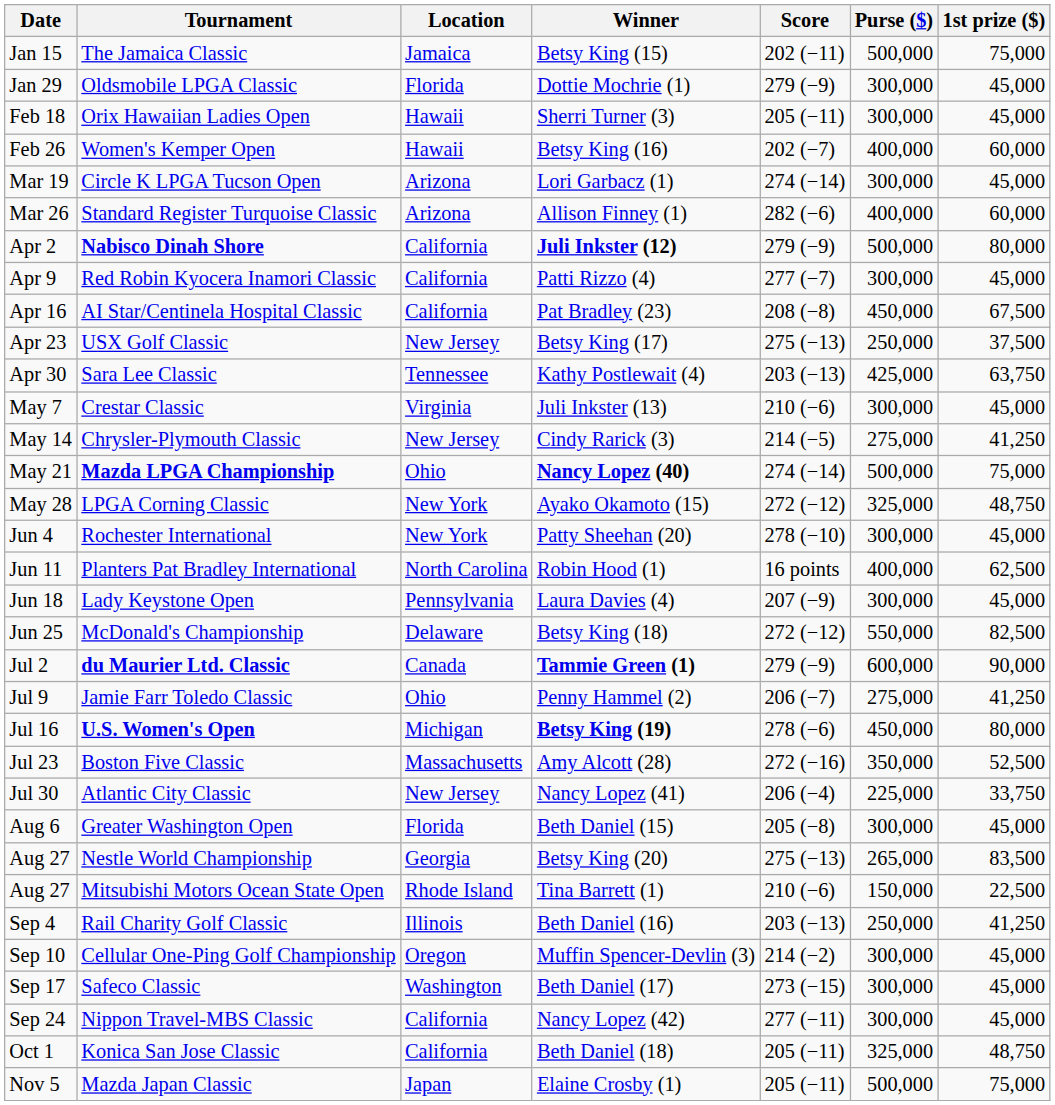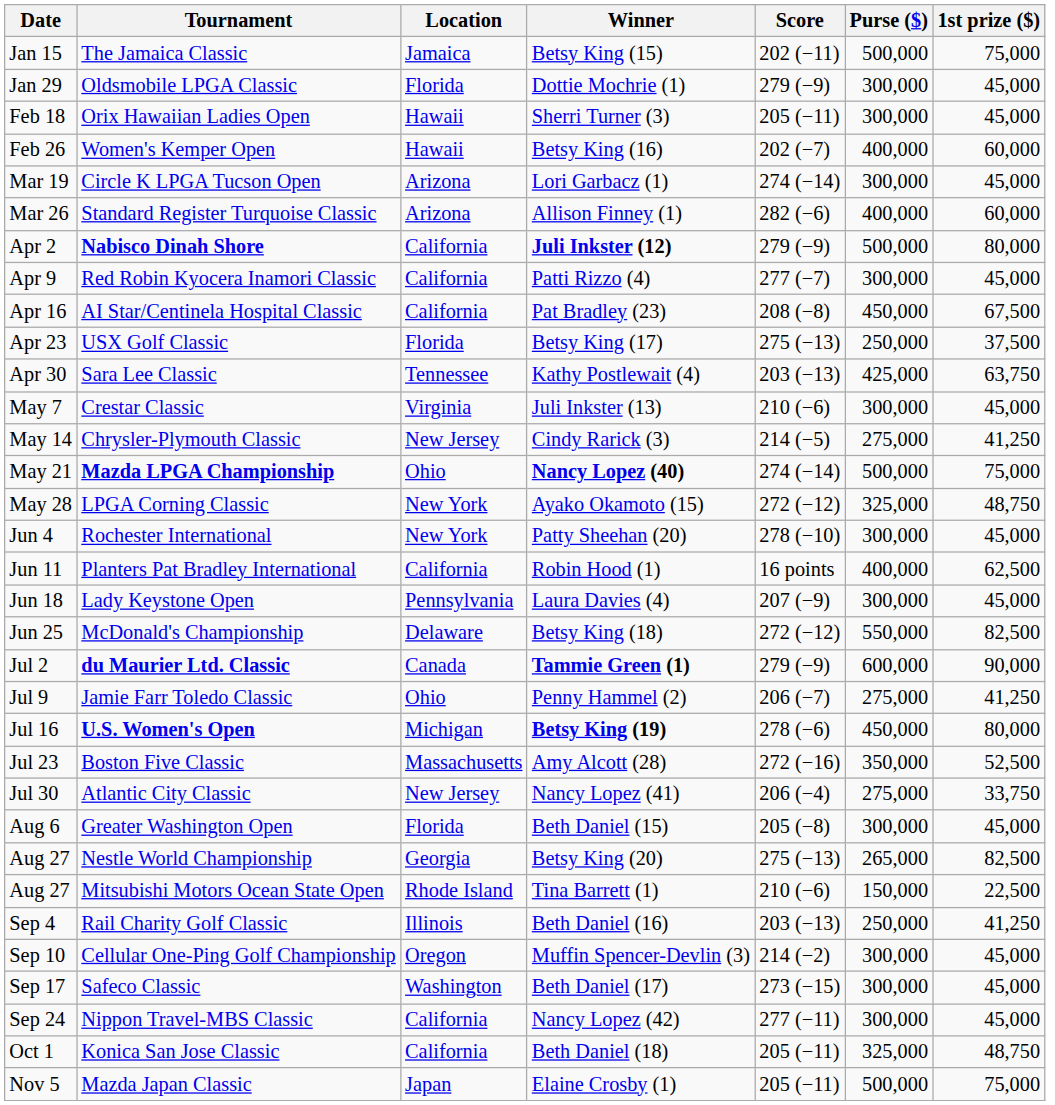(452, 342) New Jersey -> (434, 342) Florida
(466, 568) North Carolina -> (446, 568) California
(900, 794) 225,000 -> (895, 794) 275,000
(1017, 858) 83,500 -> (1012, 858) 82,500
